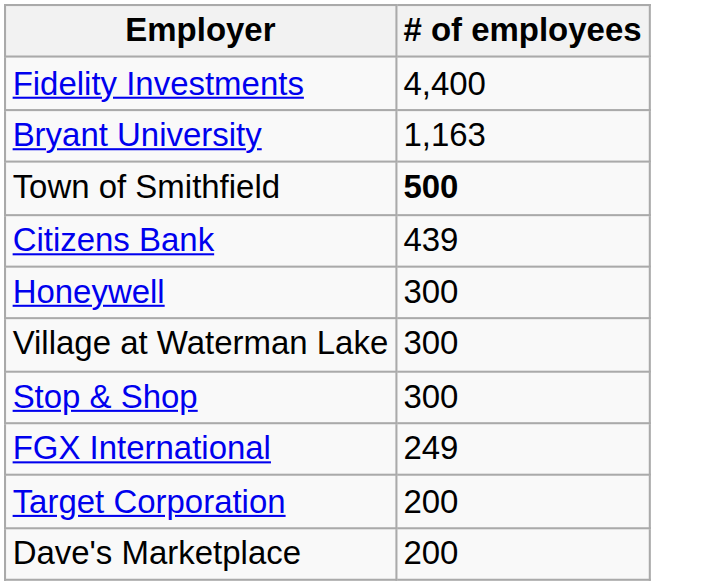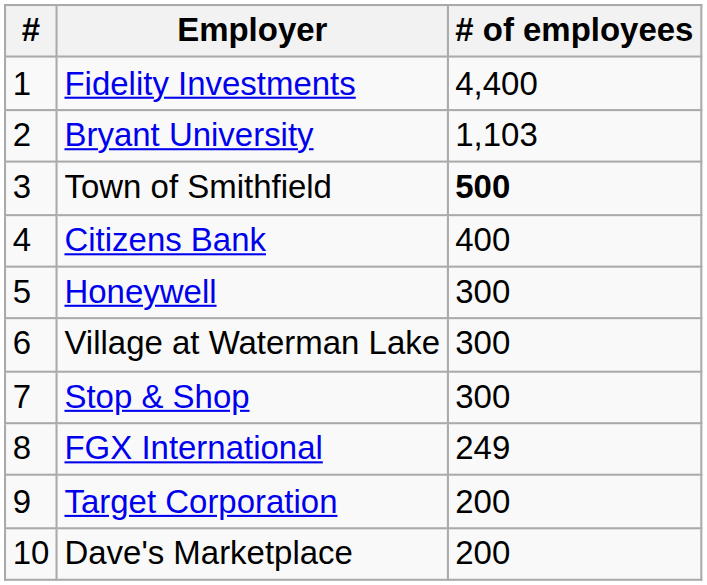+ column: (31, 30)
(445, 135) 1,163 -> (497, 135) 1,103
(431, 239) 439 -> (483, 239) 400
